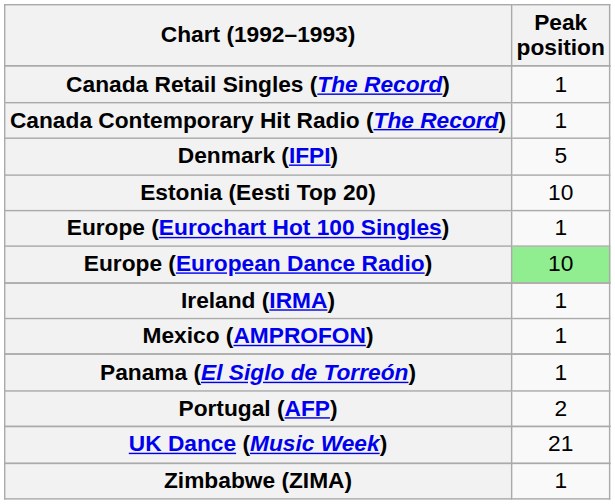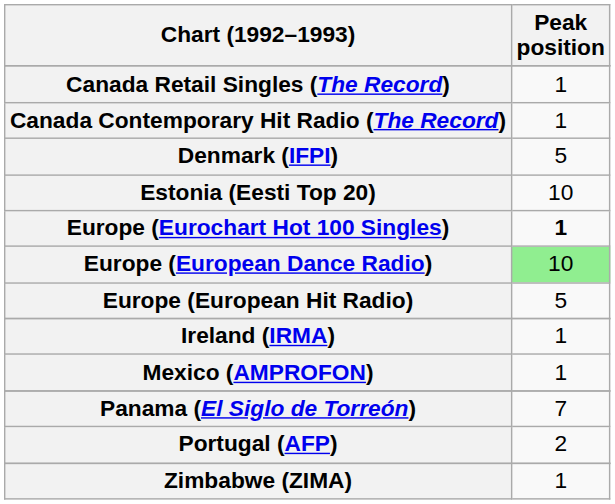(561, 228) normal -> (561, 228) bold
+ row: (258, 300)
(561, 372) 1 -> (561, 408) 7
- row: (258, 444)
